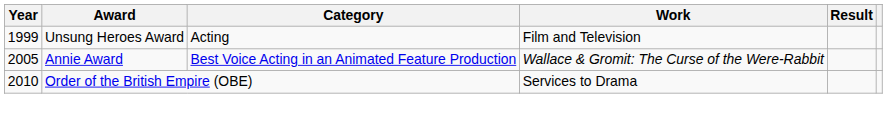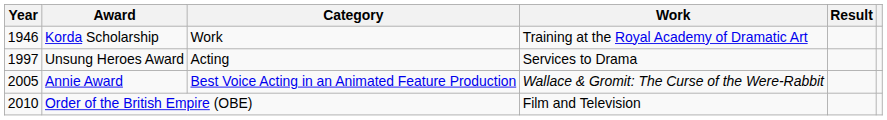+ row: (102, 37)
(23, 37) 1999 -> (23, 59) 1997
(582, 37) Film and Television -> (580, 59) Services to Drama
(580, 81) Services to Drama -> (582, 103) Film and Television
